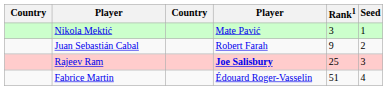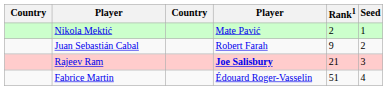(331, 30) 3 -> (331, 30) 2
(334, 62) 25 -> (334, 62) 21
